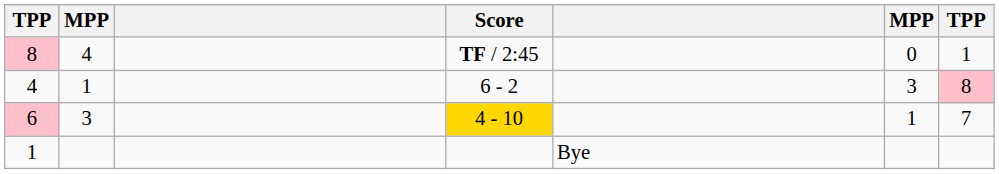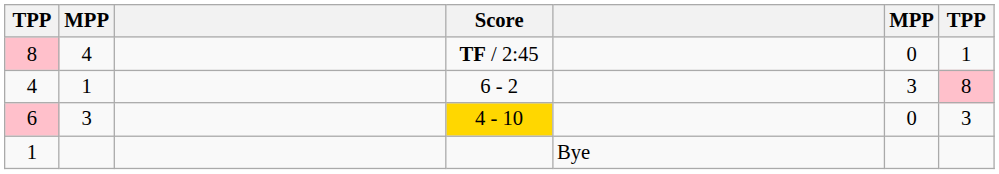(912, 119) 1 -> (912, 119) 0
(966, 119) 7 -> (966, 119) 3
